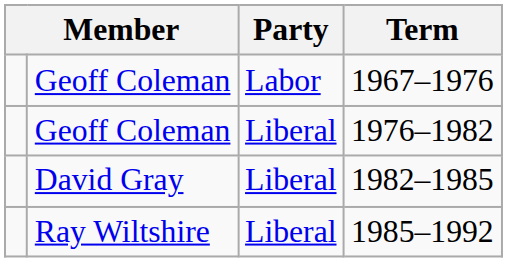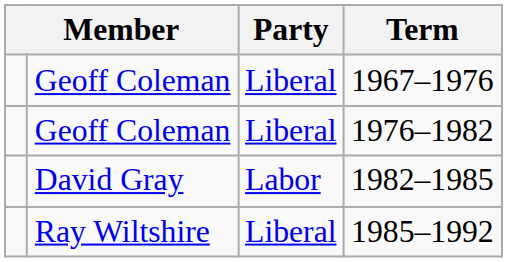(283, 79) Labor -> (291, 79) Liberal
(291, 180) Liberal -> (283, 180) Labor
